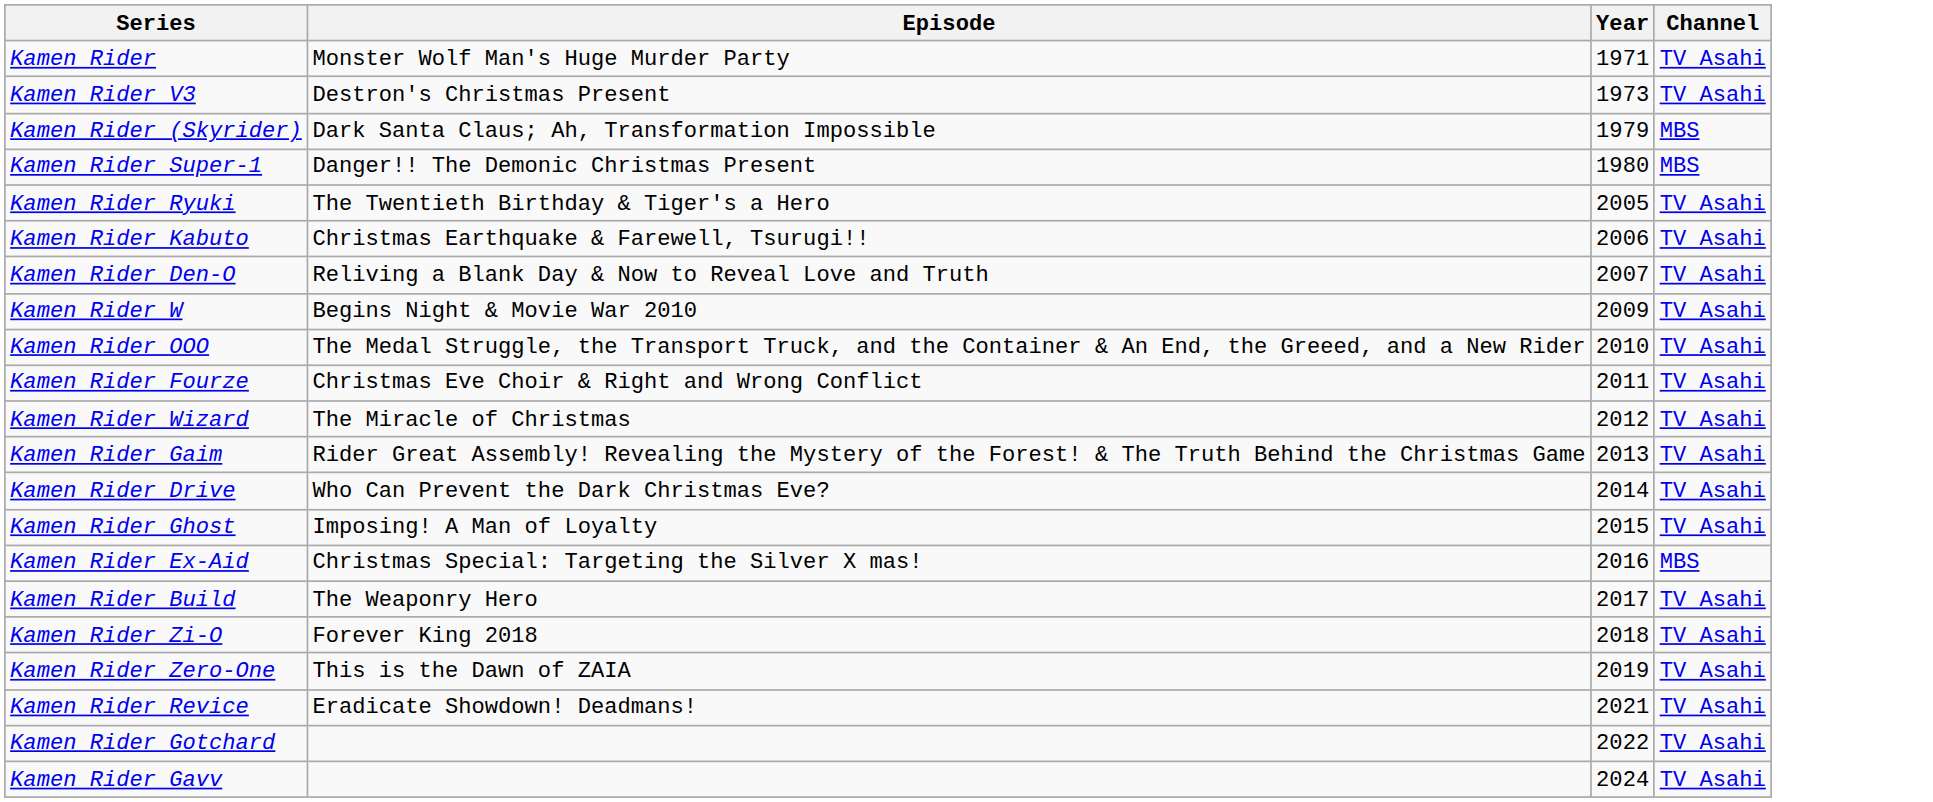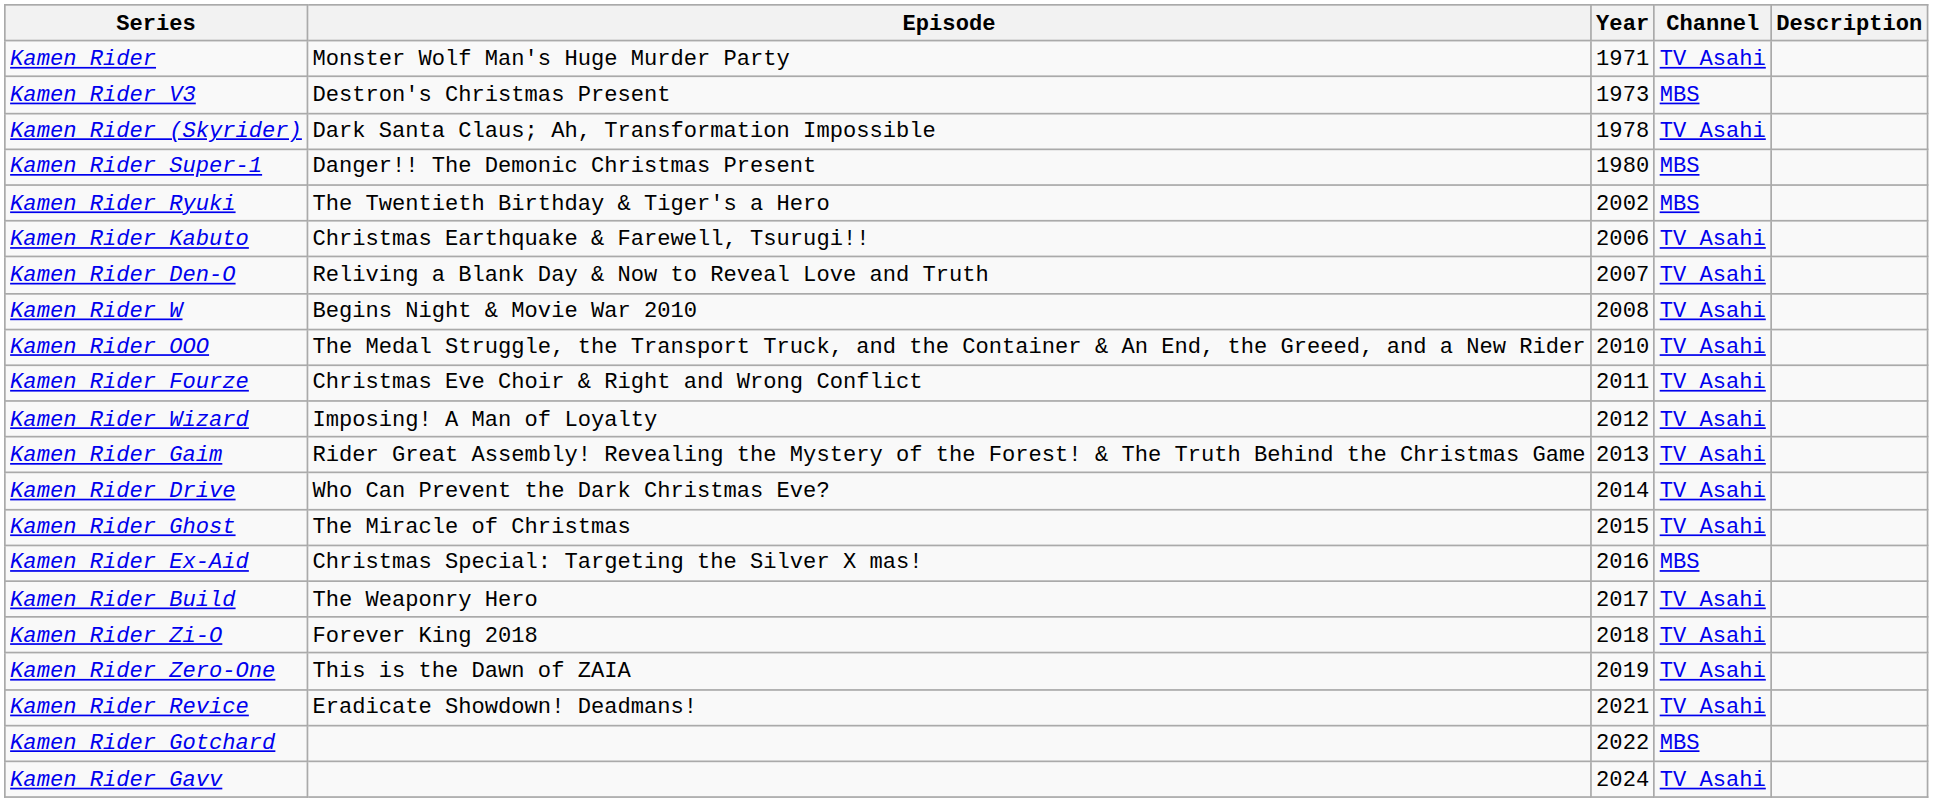+ column: (1849, 23)
(1713, 95) TV Asahi -> (1680, 95) MBS
(1623, 131) 1979 -> (1623, 131) 1978
(1680, 131) MBS -> (1713, 131) TV Asahi
(1623, 203) 2005 -> (1623, 203) 2002
(1713, 203) TV Asahi -> (1680, 203) MBS
(1623, 311) 2009 -> (1623, 311) 2008
(472, 419) The Miracle of Christmas -> (485, 419) Imposing! A Man of Loyalty
(485, 527) Imposing! A Man of Loyalty -> (472, 527) The Miracle of Christmas
(1713, 743) TV Asahi -> (1680, 743) MBS
